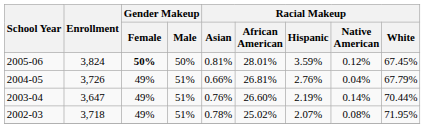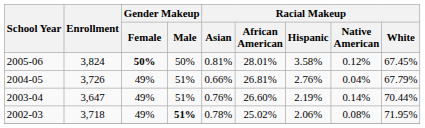(308, 61) 3.59% -> (308, 61) 3.58%
(185, 115) normal -> (185, 115) bold
(308, 115) 2.07% -> (308, 115) 2.06%
